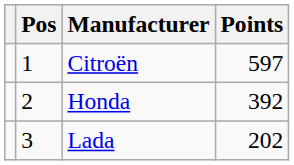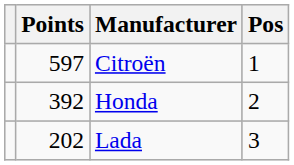columns swapped: (39, 24) <-> (252, 24)
